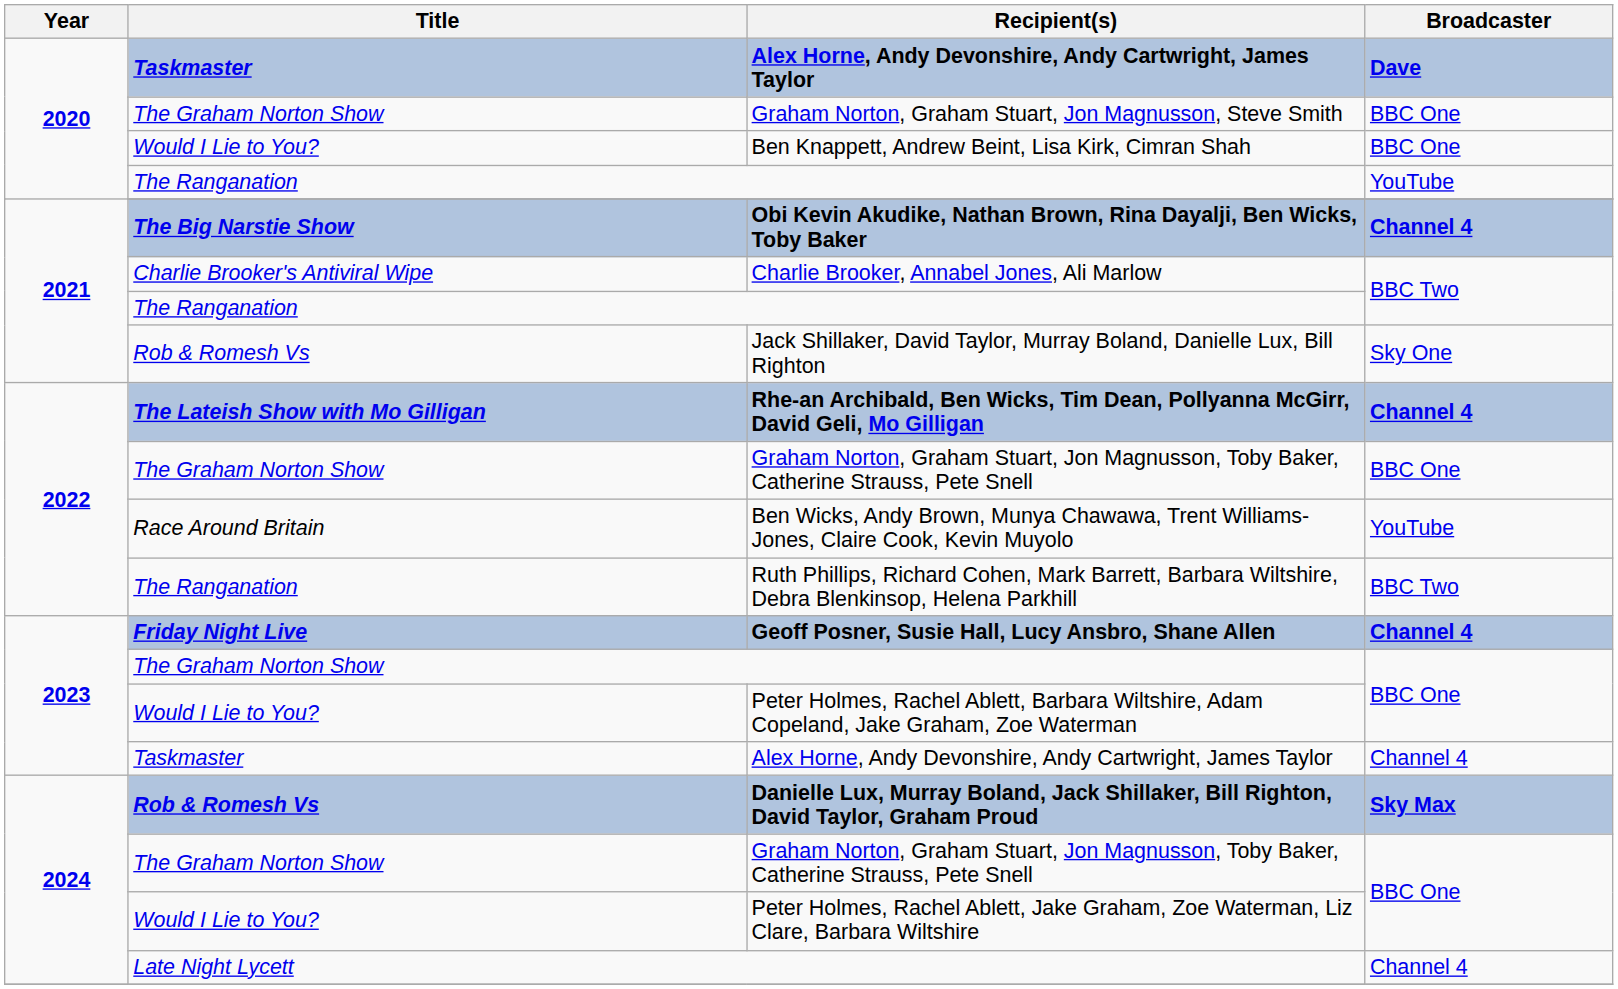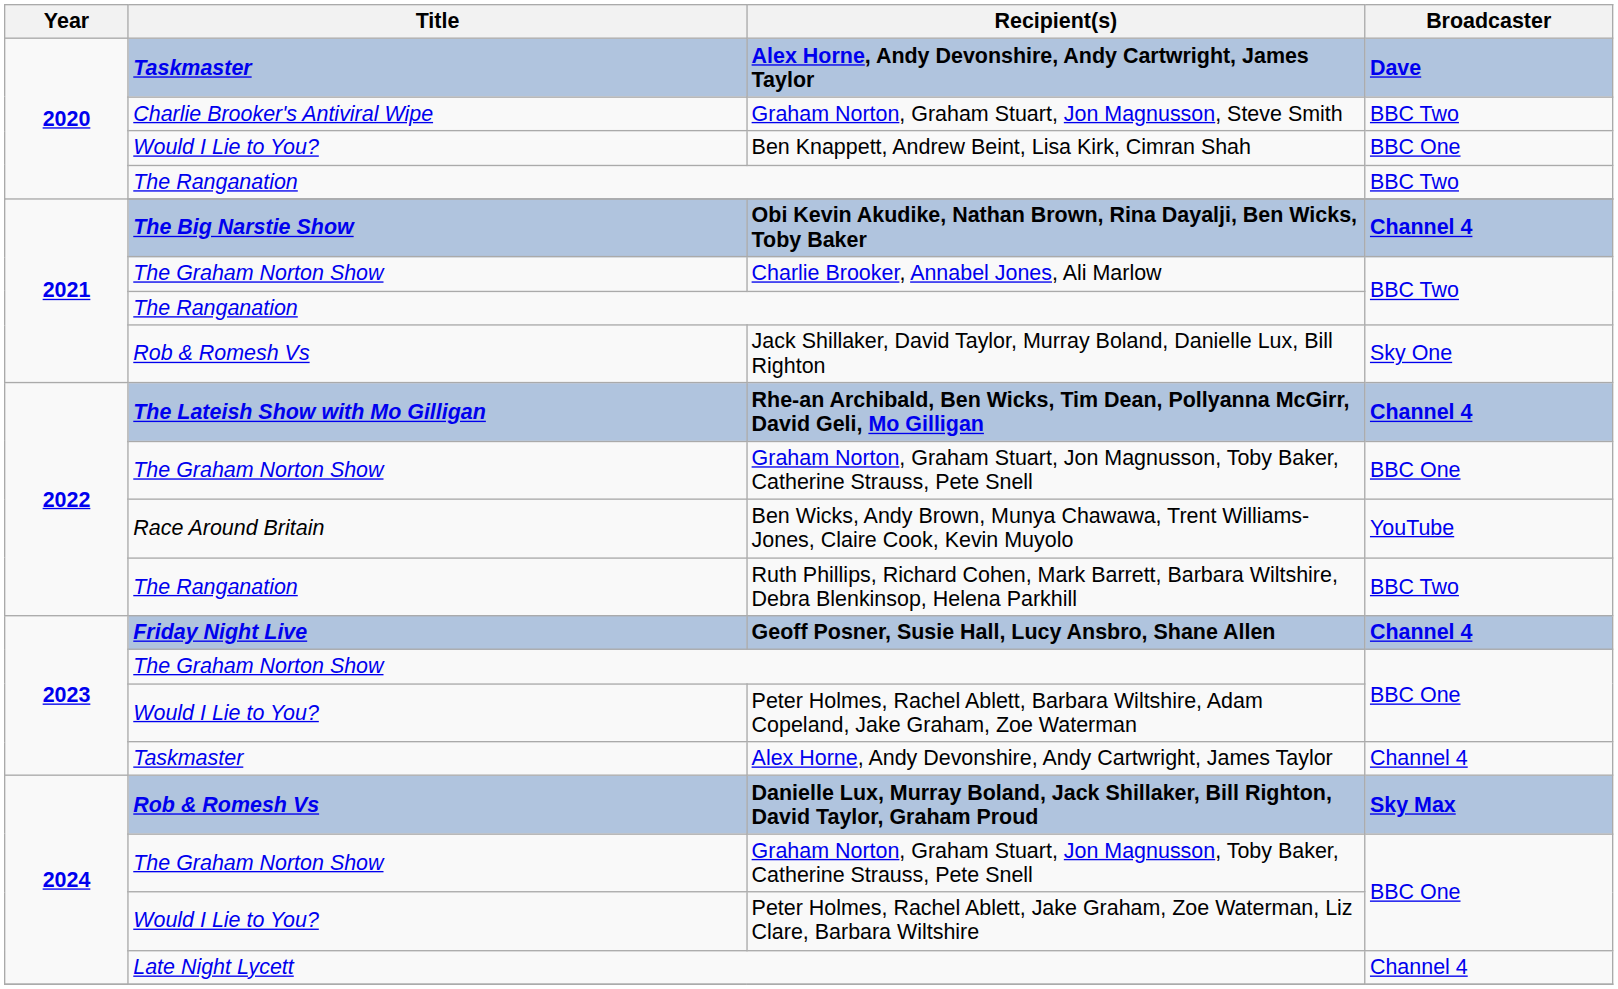(258, 113) The Graham Norton Show -> (283, 113) Charlie Brooker's Antiviral Wipe
(1415, 113) BBC One -> (1414, 113) BBC Two
(1412, 181) YouTube -> (1414, 181) BBC Two
(283, 273) Charlie Brooker's Antiviral Wipe -> (258, 273) The Graham Norton Show
